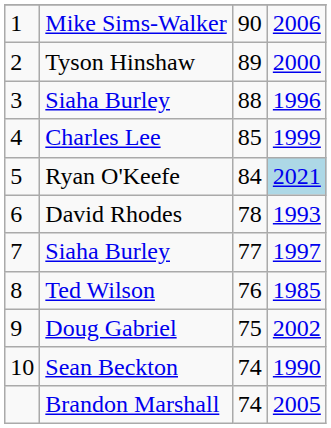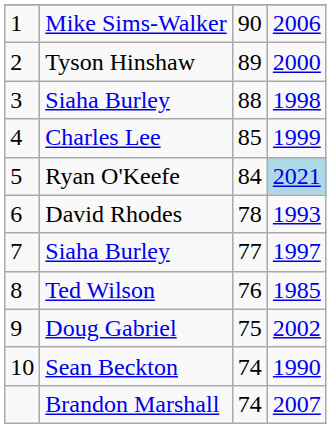(297, 99) 1996 -> (297, 99) 1998
(297, 404) 2005 -> (297, 404) 2007
